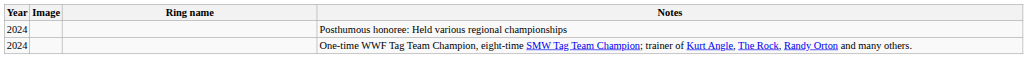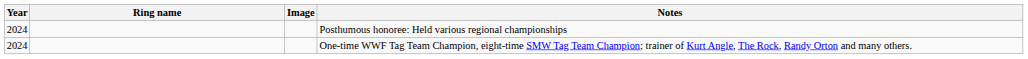columns swapped: (46, 12) <-> (190, 12)
